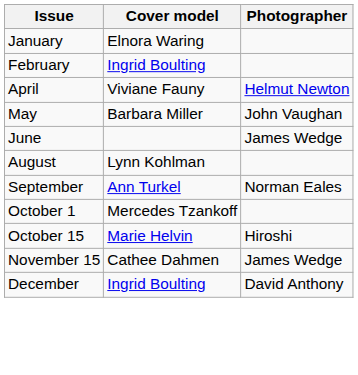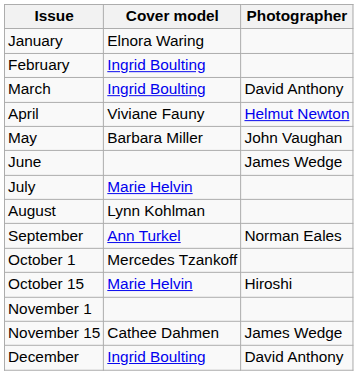+ row: (29, 89)
+ row: (22, 187)
+ row: (50, 308)
